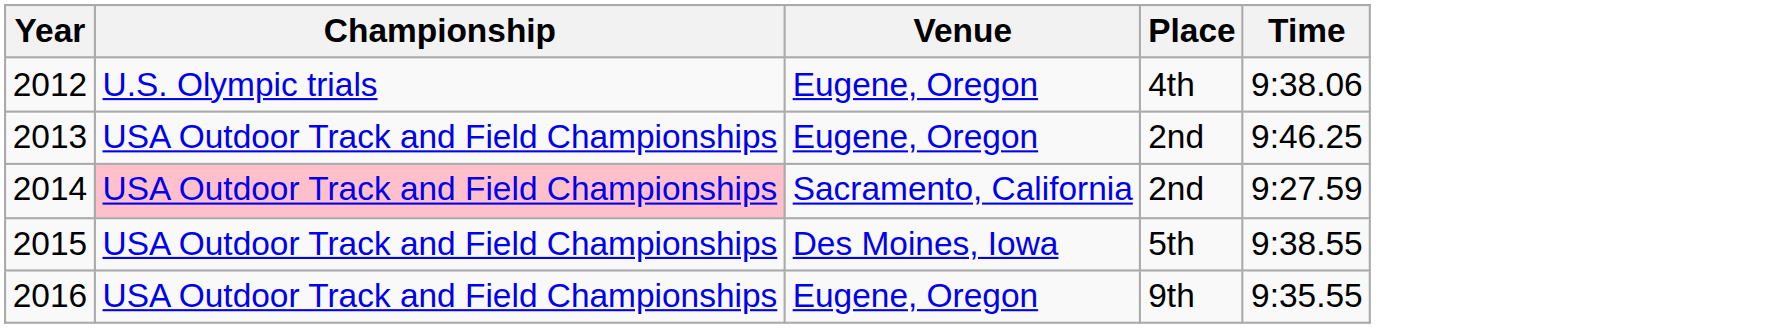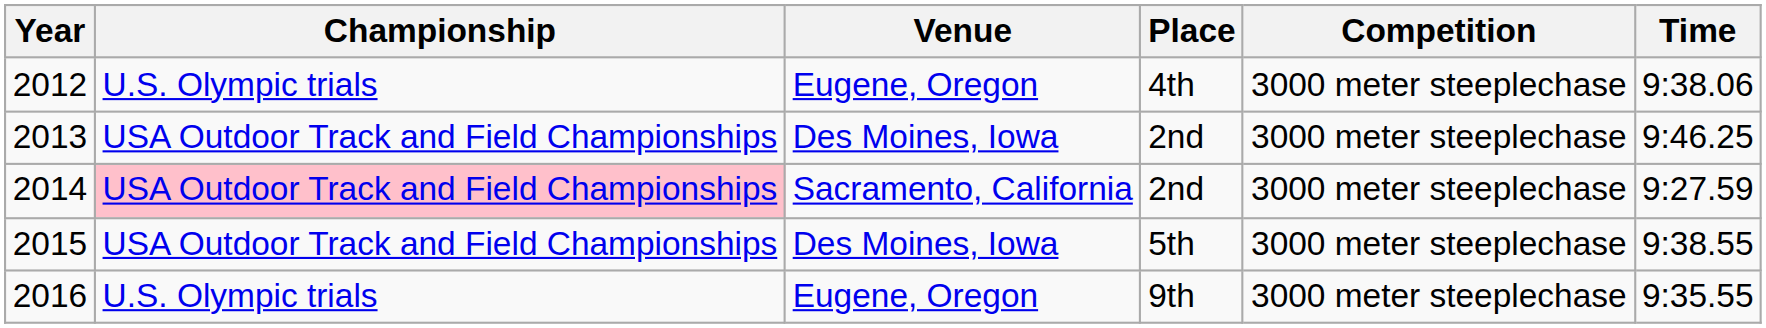+ column: (1439, 31)
(915, 137) Eugene, Oregon -> (926, 137) Des Moines, Iowa
(440, 296) USA Outdoor Track and Field Championships -> (240, 296) U.S. Olympic trials
